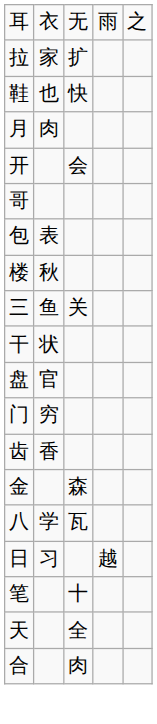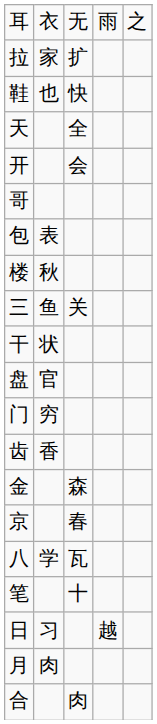rows swapped: (19, 629) <-> (19, 129)
+ row: (19, 522)
rows swapped: (19, 593) <-> (19, 558)
